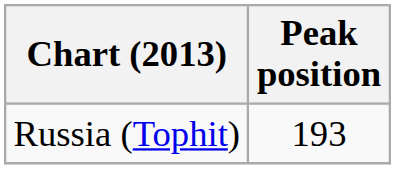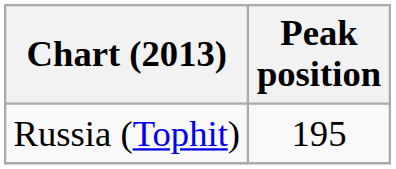(319, 132) 193 -> (319, 132) 195
